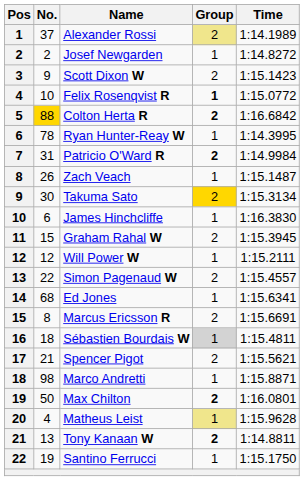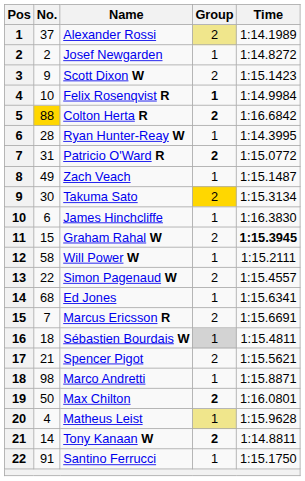(268, 96) 1:15.0772 -> (268, 96) 1:14.9984
(47, 136) 78 -> (47, 136) 28
(268, 156) 1:14.9984 -> (268, 156) 1:15.0772
(47, 176) 26 -> (47, 176) 49
(268, 237) normal -> (268, 237) bold
(47, 257) 12 -> (47, 257) 58
(47, 318) 8 -> (47, 318) 7
(47, 439) 13 -> (47, 439) 14
(47, 459) 19 -> (47, 459) 91
